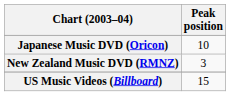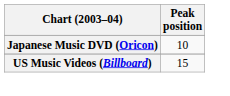- row: (93, 63)
